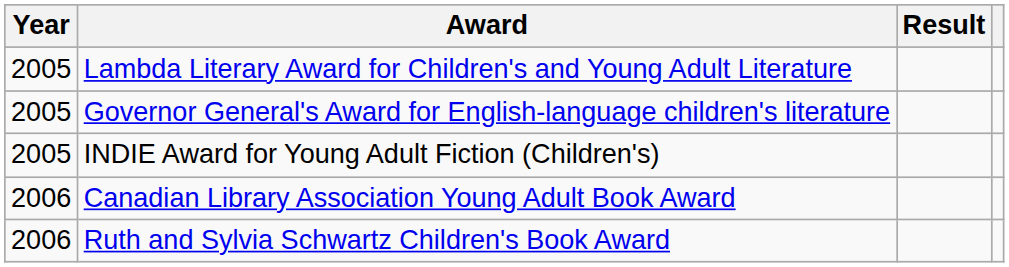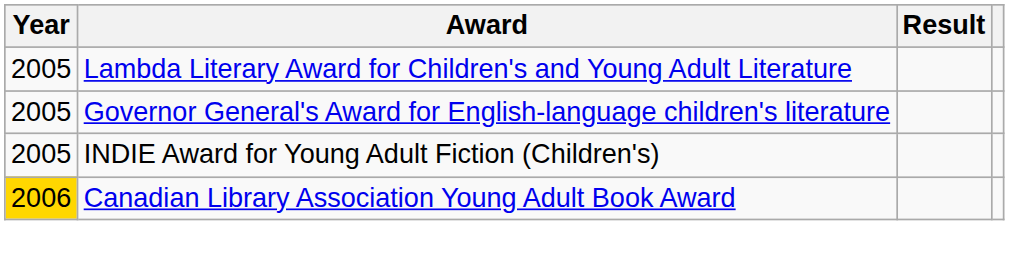(41, 197) no background -> (41, 197) gold background
- row: (377, 240)
